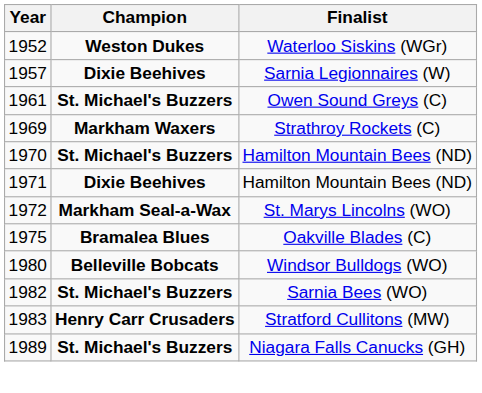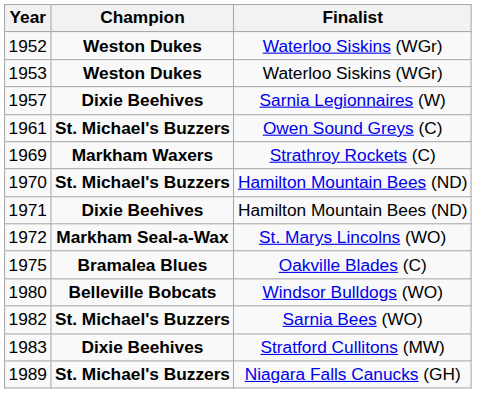+ row: (28, 73)
(145, 319) Henry Carr Crusaders -> (142, 347) Dixie Beehives
